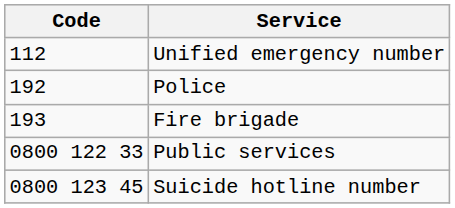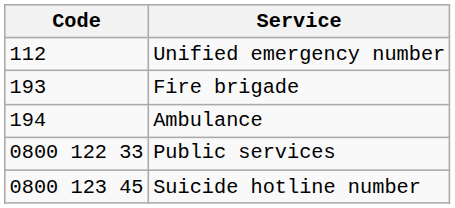- row: (190, 87)
+ row: (208, 120)
